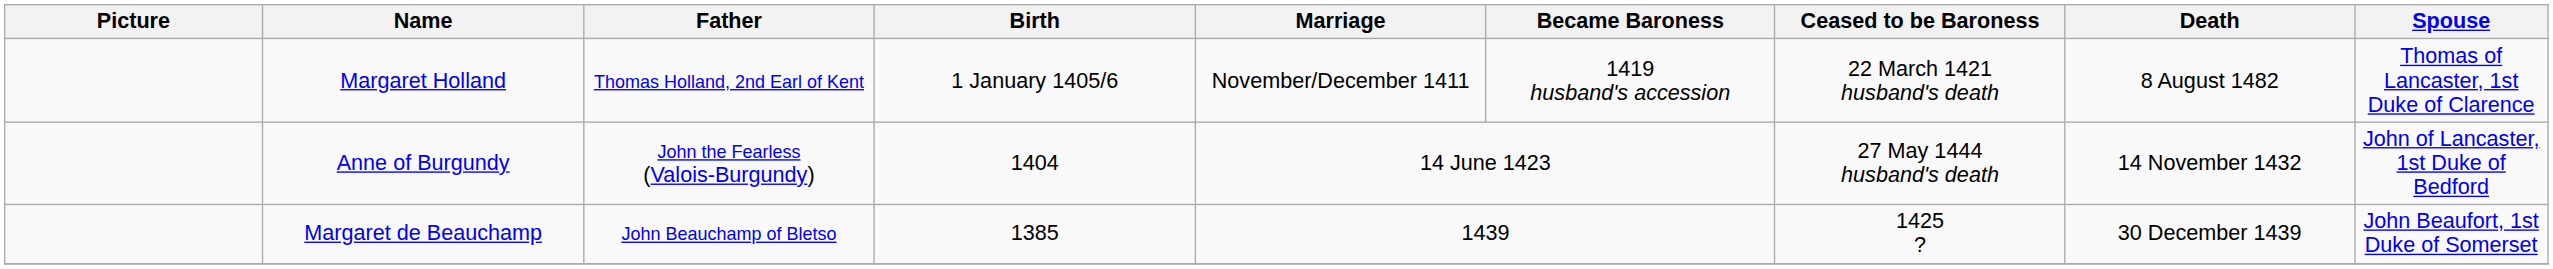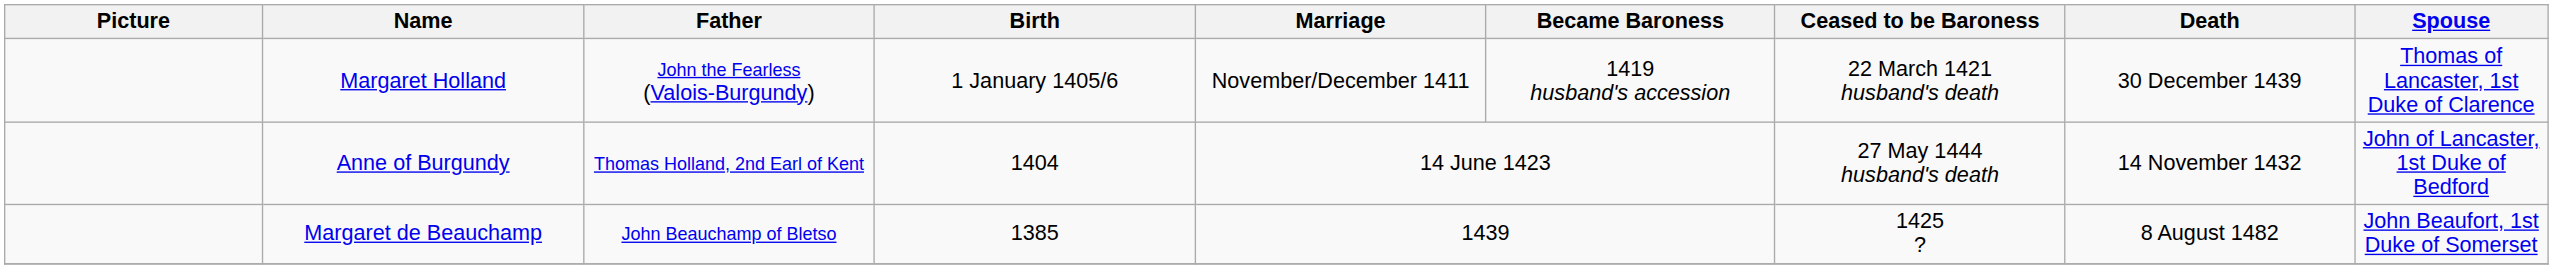(729, 81) Thomas Holland, 2nd Earl of Kent -> (729, 81) John the Fearless (Valois-Burgundy)
(2210, 80) 8 August 1482 -> (2210, 80) 30 December 1439
(729, 164) John the Fearless (Valois-Burgundy) -> (729, 164) Thomas Holland, 2nd Earl of Kent
(2210, 233) 30 December 1439 -> (2210, 233) 8 August 1482
